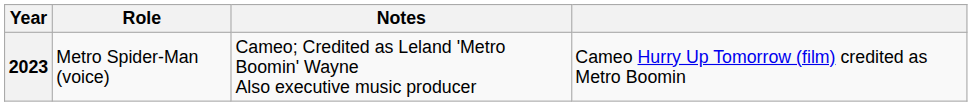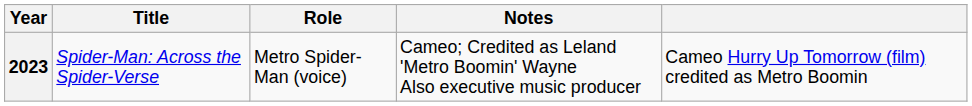+ column: (151, 18)
